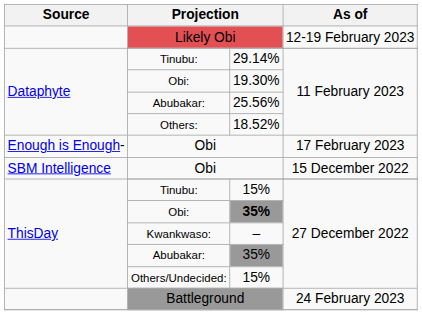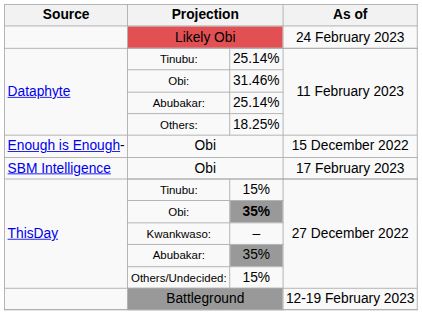(350, 37) 12-19 February 2023 -> (350, 37) 24 February 2023
(256, 59) 29.14% -> (256, 59) 25.14%
(256, 80) 19.30% -> (256, 80) 31.46%
(256, 102) 25.56% -> (256, 102) 25.14%
(256, 124) 18.52% -> (256, 124) 18.25%
(350, 146) 17 February 2023 -> (350, 146) 15 December 2022
(350, 168) 15 December 2022 -> (350, 168) 17 February 2023
(350, 299) 24 February 2023 -> (350, 299) 12-19 February 2023
